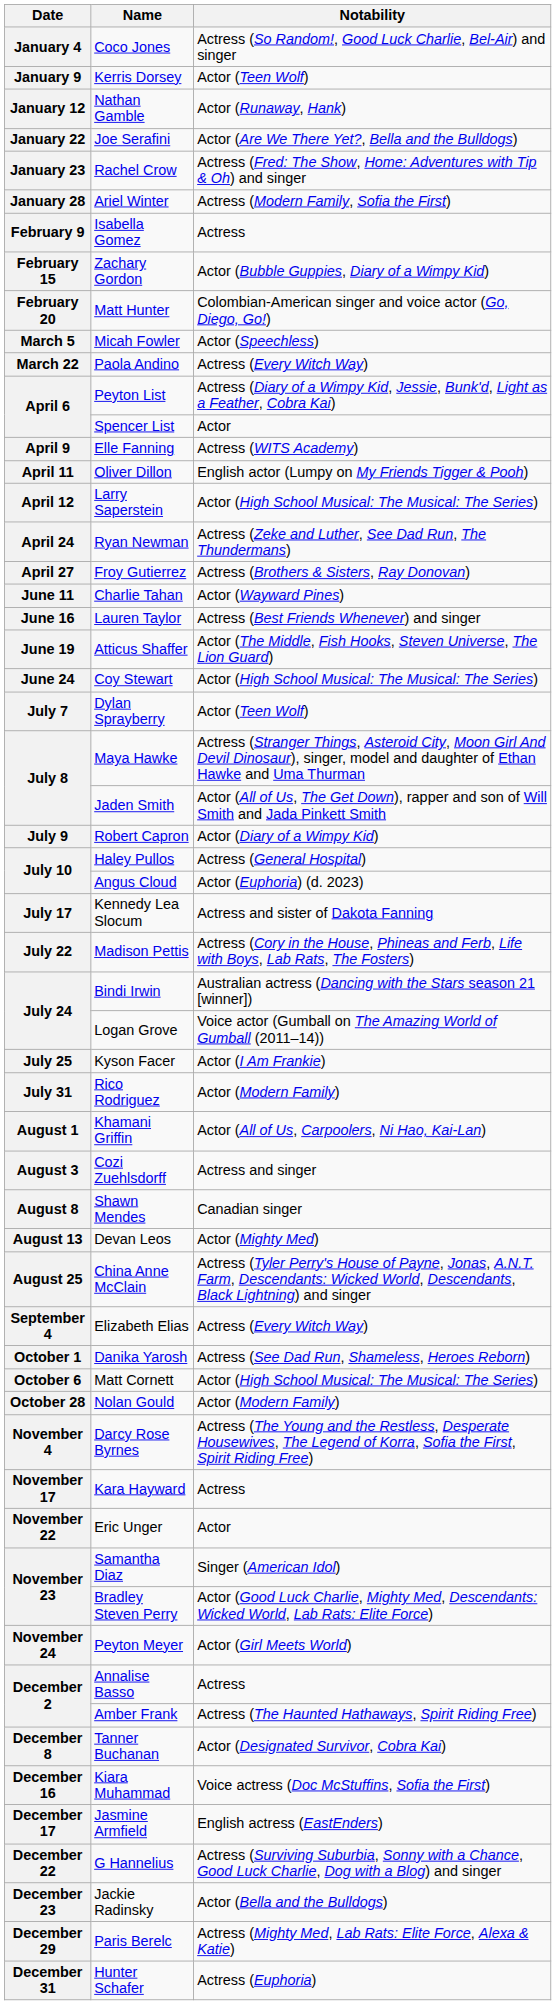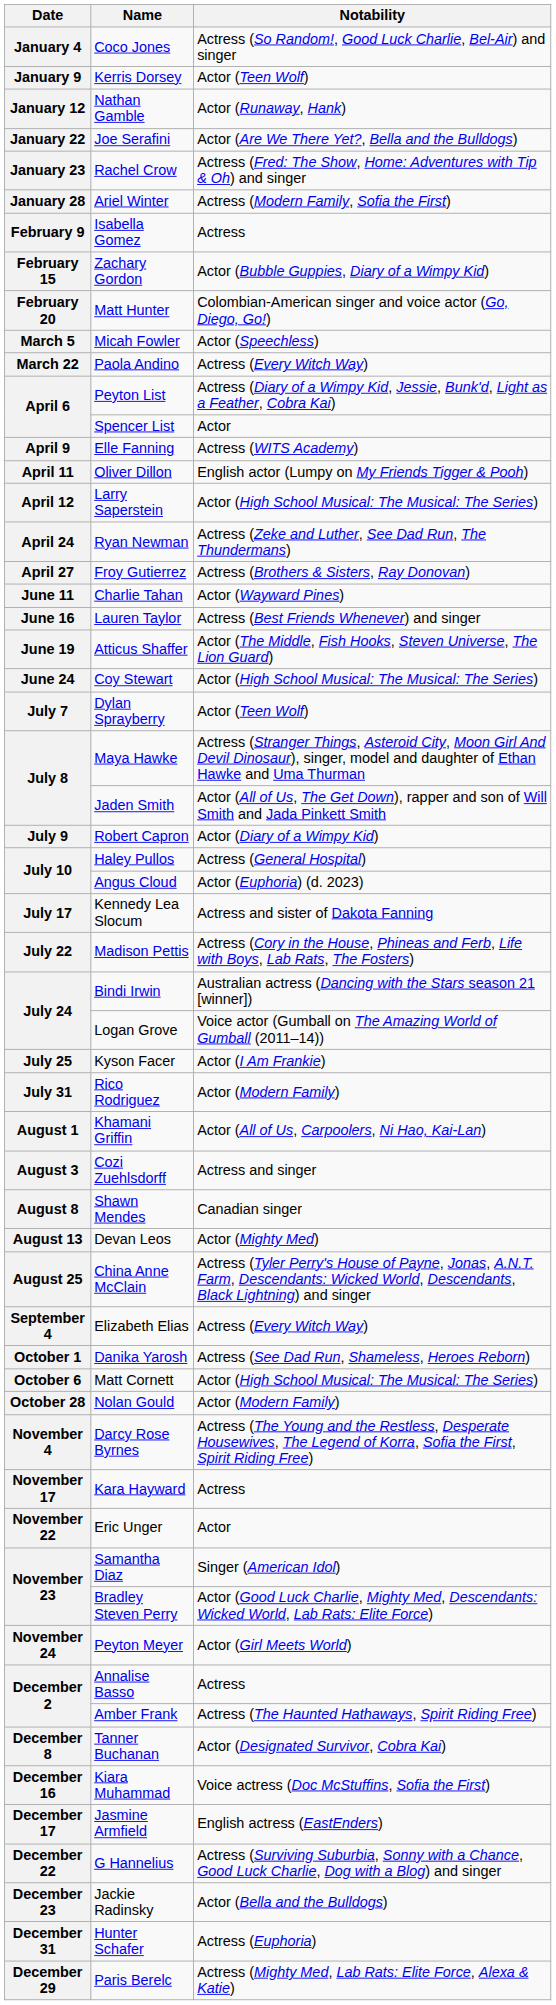rows swapped: (133, 1941) <-> (119, 1980)
